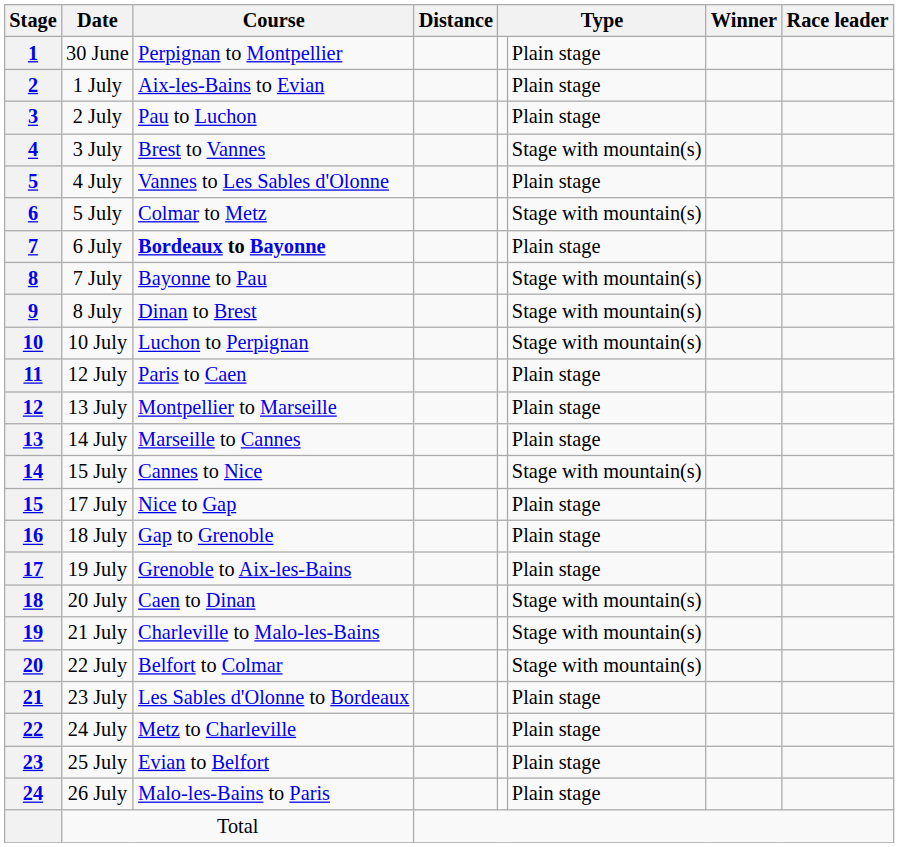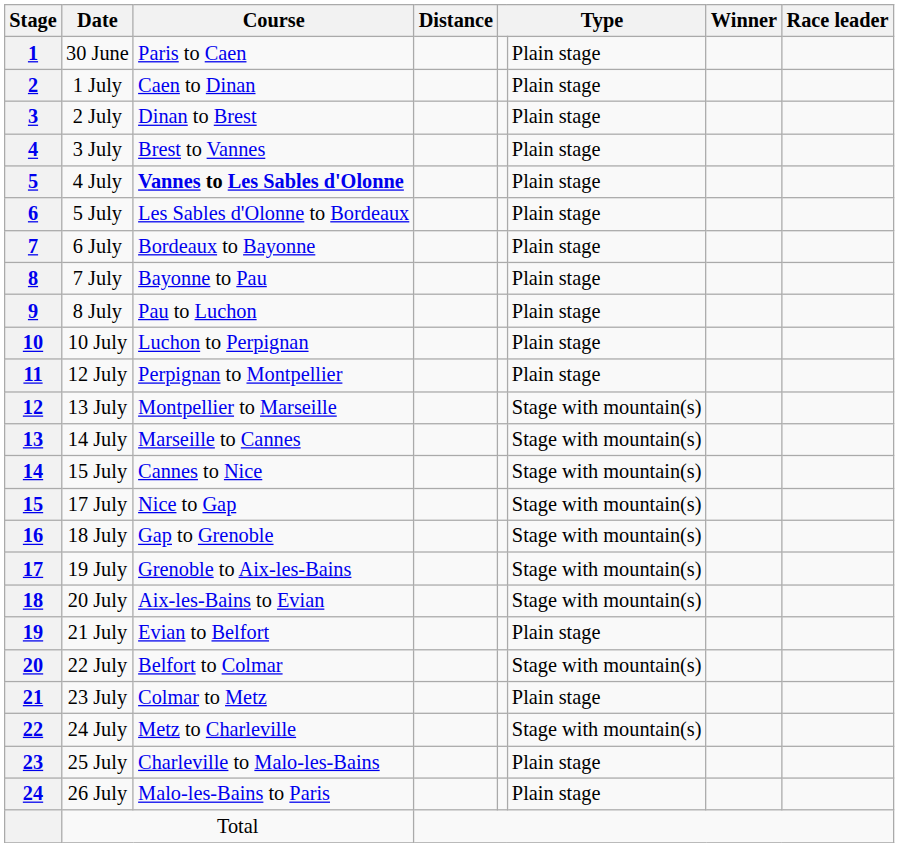(240, 52) Perpignan to Montpellier -> (192, 52) Paris to Caen
(231, 85) Aix-les-Bains to Evian -> (197, 85) Caen to Dinan
(197, 117) Pau to Luchon -> (197, 117) Dinan to Brest
(607, 149) Stage with mountain(s) -> (556, 149) Plain stage
(264, 181) normal -> (271, 181) bold
(202, 213) Colmar to Metz -> (274, 213) Les Sables d'Olonne to Bordeaux
(607, 213) Stage with mountain(s) -> (556, 213) Plain stage
(232, 246) bold -> (227, 246) normal
(607, 278) Stage with mountain(s) -> (556, 278) Plain stage
(197, 310) Dinan to Brest -> (197, 310) Pau to Luchon
(607, 310) Stage with mountain(s) -> (556, 310) Plain stage
(607, 342) Stage with mountain(s) -> (556, 342) Plain stage
(192, 375) Paris to Caen -> (240, 375) Perpignan to Montpellier
(556, 407) Plain stage -> (607, 407) Stage with mountain(s)
(556, 439) Plain stage -> (607, 439) Stage with mountain(s)
(556, 504) Plain stage -> (607, 504) Stage with mountain(s)
(556, 536) Plain stage -> (607, 536) Stage with mountain(s)
(556, 568) Plain stage -> (607, 568) Stage with mountain(s)
(197, 600) Caen to Dinan -> (231, 600) Aix-les-Bains to Evian
(259, 632) Charleville to Malo-les-Bains -> (204, 632) Evian to Belfort
(607, 632) Stage with mountain(s) -> (556, 632) Plain stage
(274, 697) Les Sables d'Olonne to Bordeaux -> (202, 697) Colmar to Metz
(556, 729) Plain stage -> (607, 729) Stage with mountain(s)
(204, 761) Evian to Belfort -> (259, 761) Charleville to Malo-les-Bains
